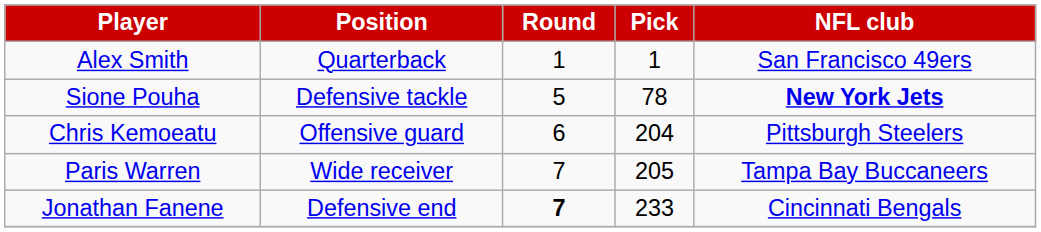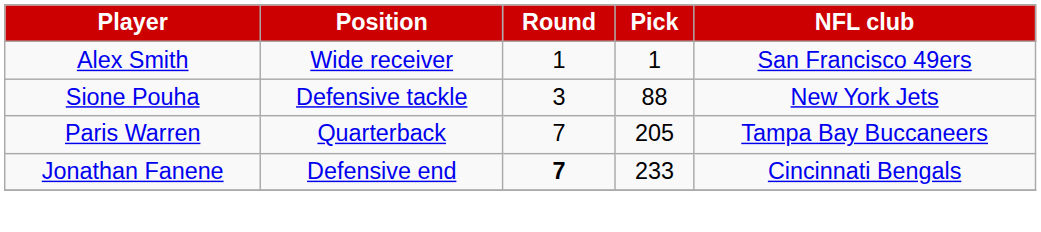(382, 60) Quarterback -> (382, 60) Wide receiver
(559, 97) 5 -> (559, 97) 3
(654, 97) 78 -> (654, 97) 88
(865, 97) bold -> (865, 97) normal
- row: (133, 134)
(382, 171) Wide receiver -> (382, 134) Quarterback
